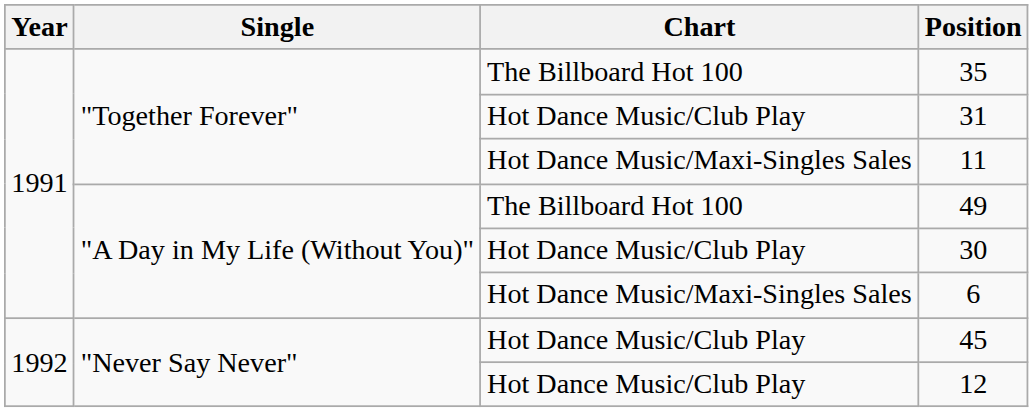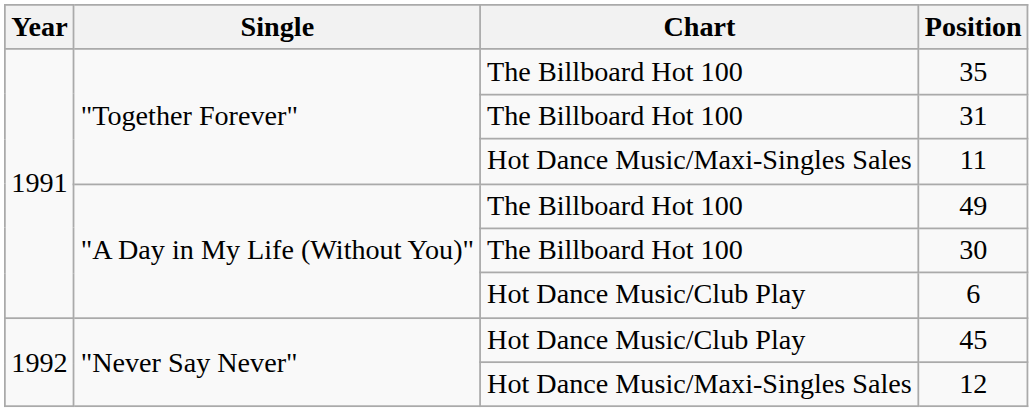(646, 116) Hot Dance Music/Club Play -> (615, 116) The Billboard Hot 100
(646, 250) Hot Dance Music/Club Play -> (615, 250) The Billboard Hot 100
(699, 294) Hot Dance Music/Maxi-Singles Sales -> (646, 294) Hot Dance Music/Club Play
(646, 384) Hot Dance Music/Club Play -> (699, 384) Hot Dance Music/Maxi-Singles Sales
